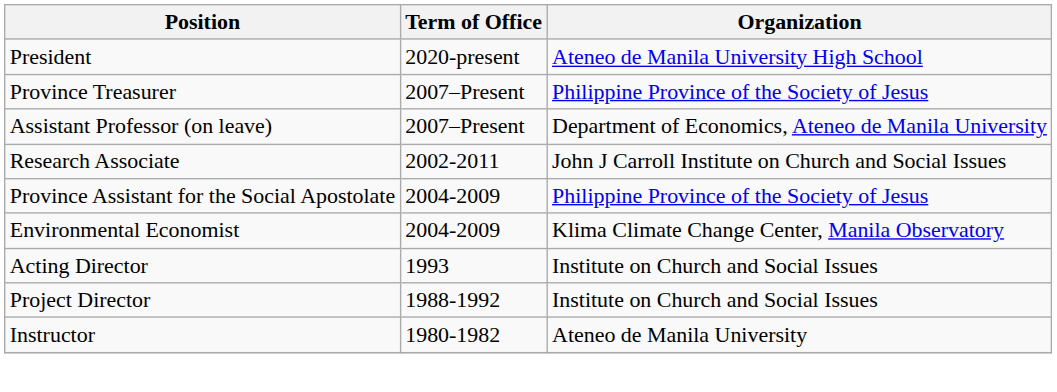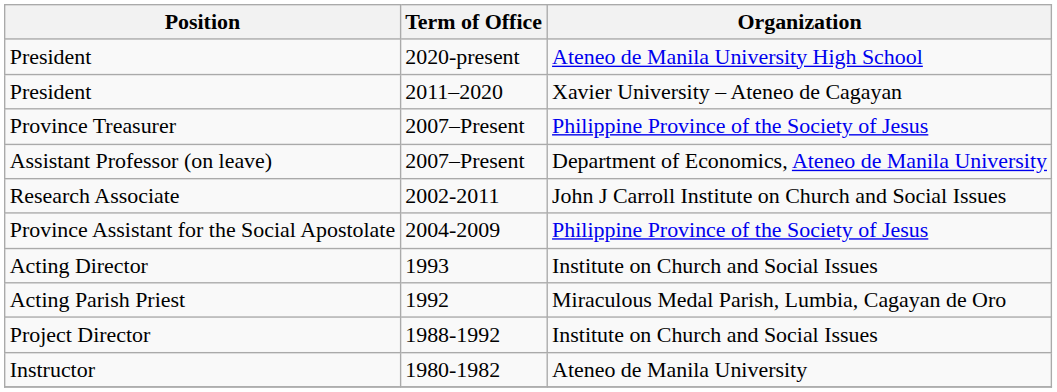+ row: (51, 91)
- row: (124, 230)
+ row: (97, 299)
